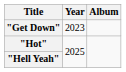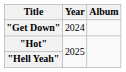(75, 28) 2023 -> (75, 28) 2024
